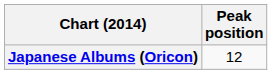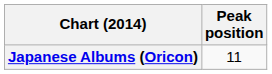(234, 57) 12 -> (234, 57) 11
